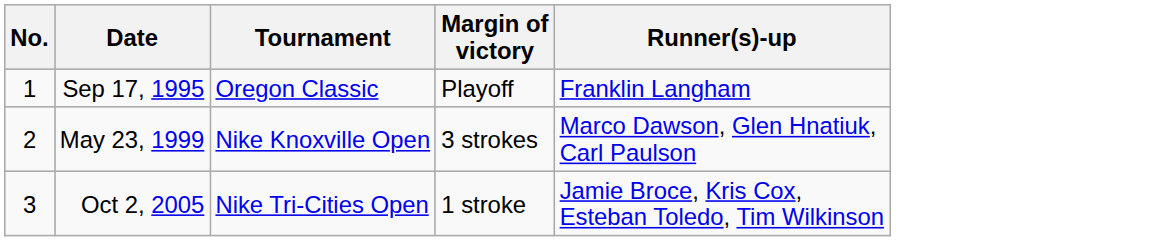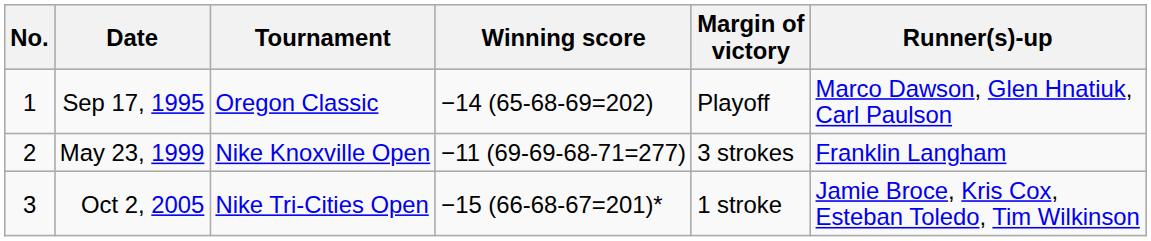+ column: (564, 37)
(655, 88) Franklin Langham -> (974, 102) Marco Dawson, Glen Hnatiuk, Carl Paulson
(718, 139) Marco Dawson, Glen Hnatiuk, Carl Paulson -> (911, 153) Franklin Langham
